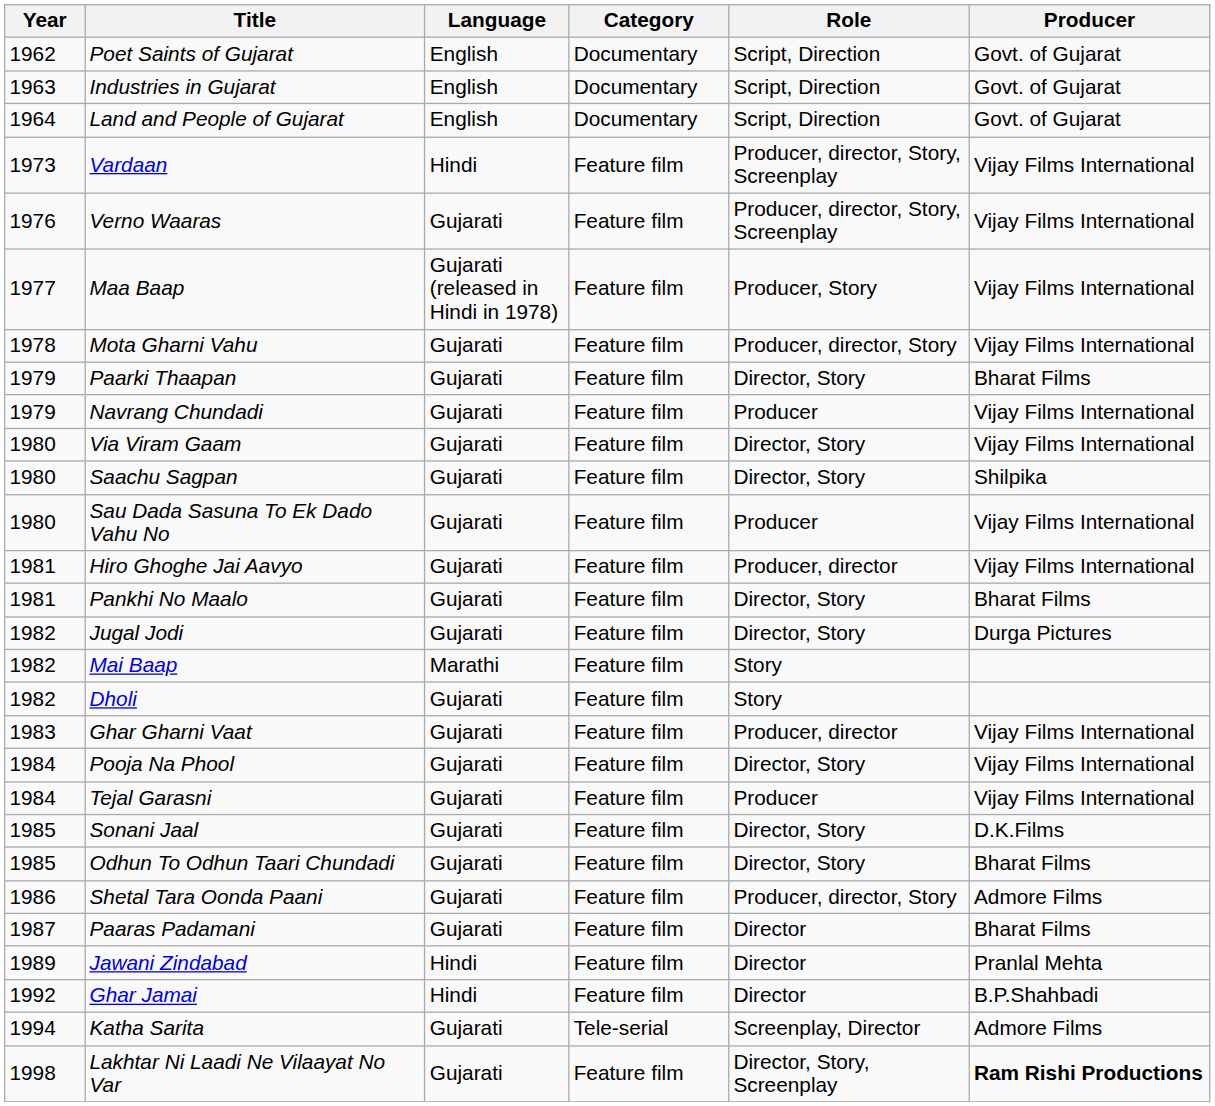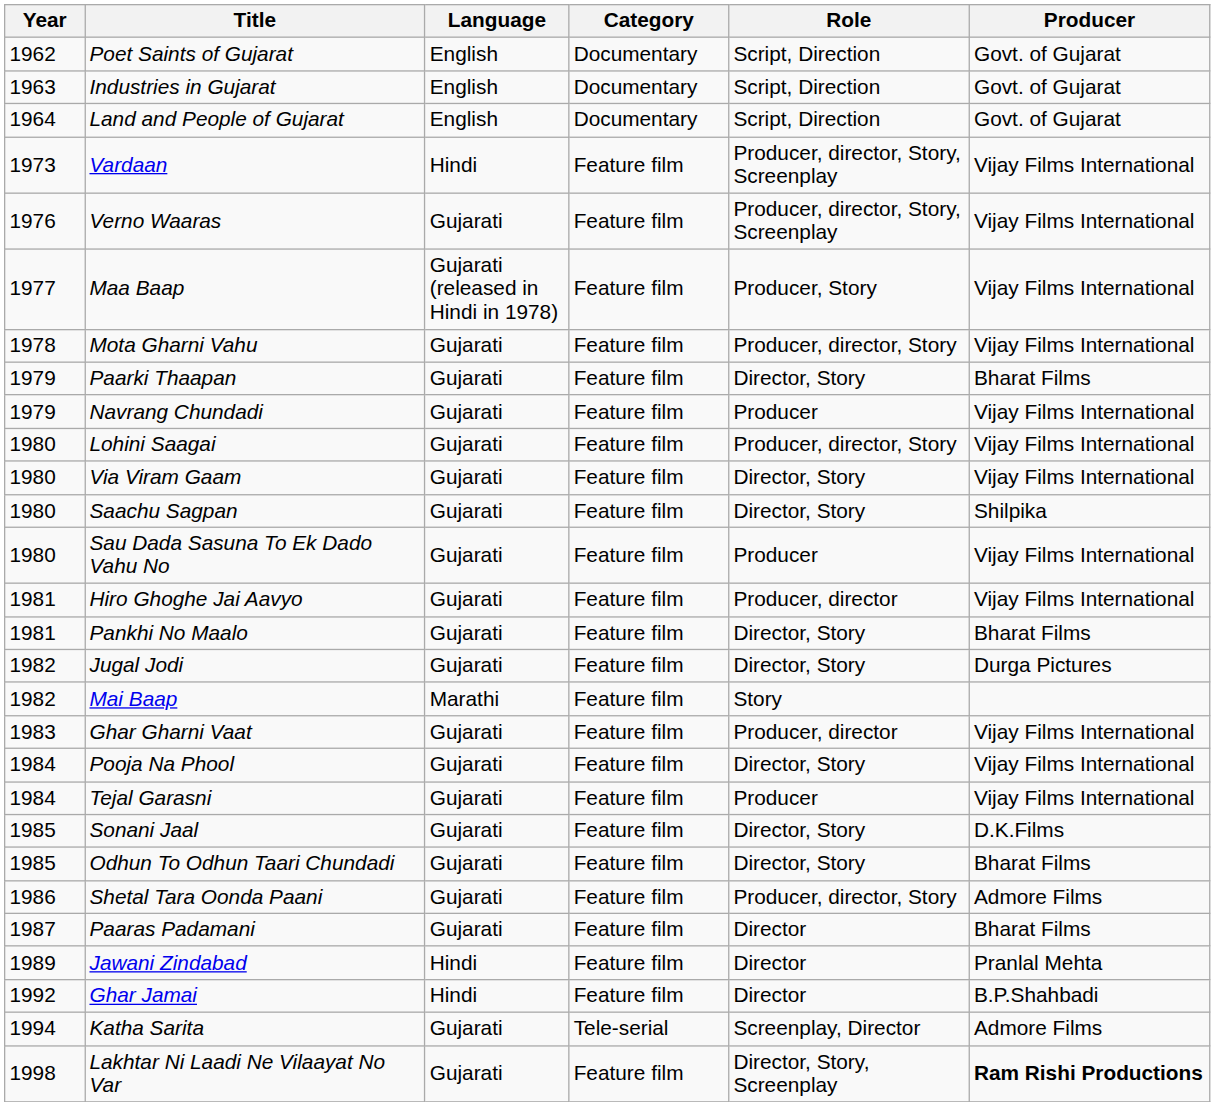+ row: (153, 444)
- row: (113, 698)
